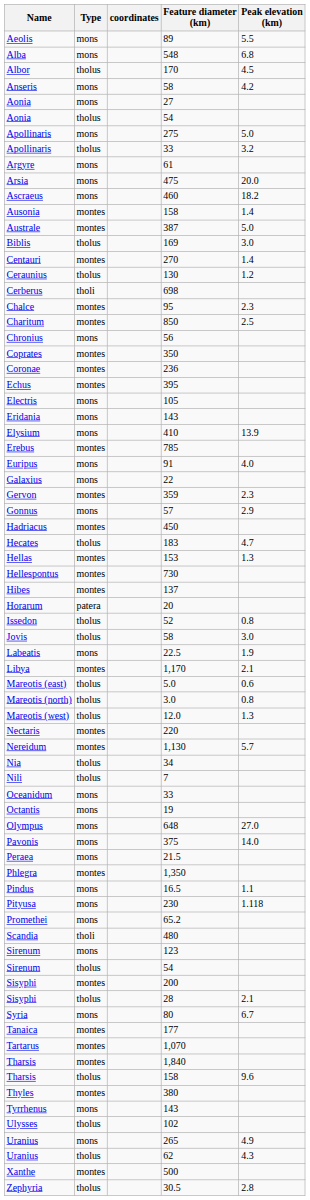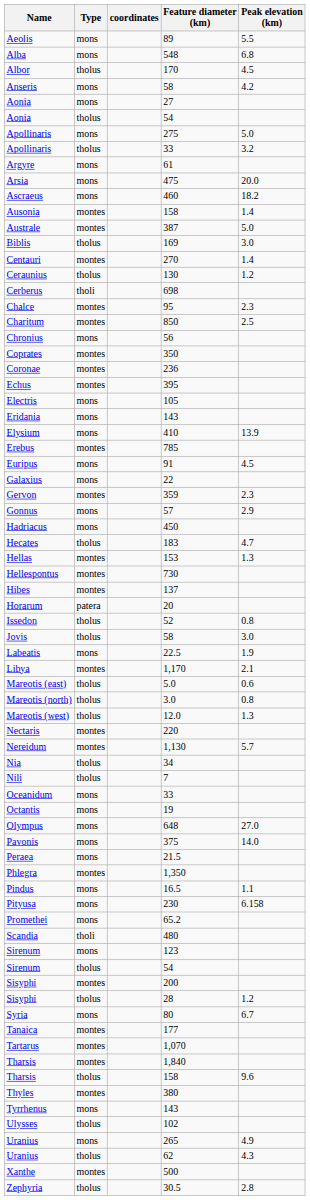(247, 464) 4.0 -> (247, 464) 4.5
(91, 526) montes -> (87, 526) mons
(252, 904) 1.118 -> (252, 904) 6.158
(247, 998) 2.1 -> (247, 998) 1.2
